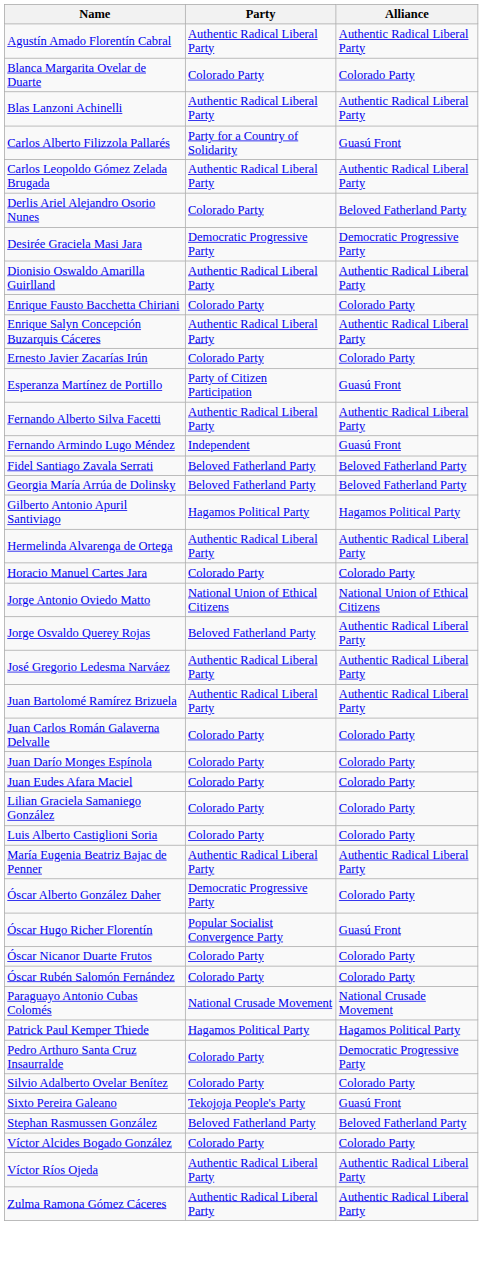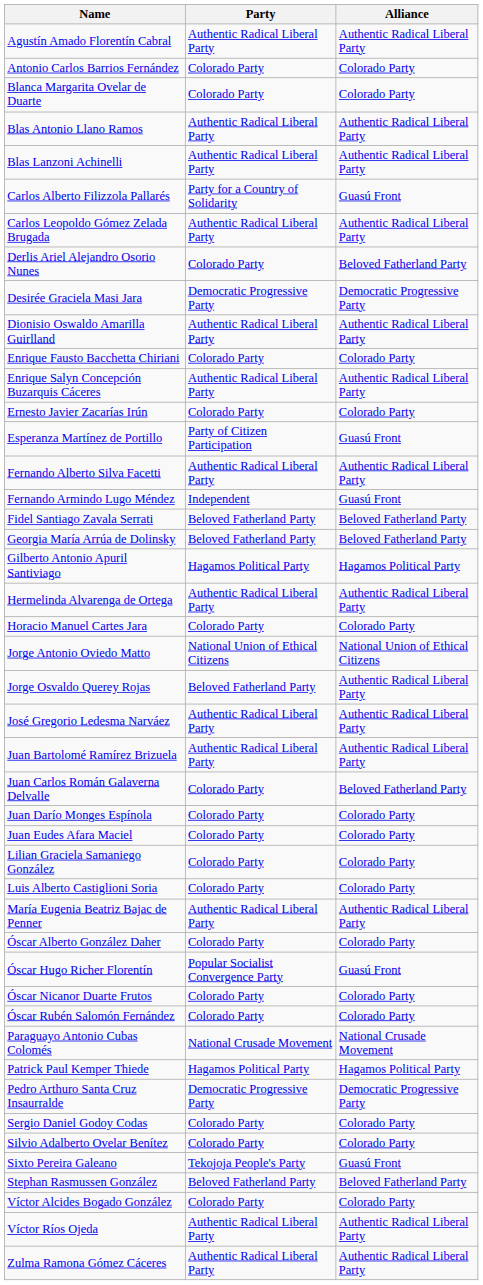+ row: (93, 68)
+ row: (75, 128)
(377, 735) Colorado Party -> (403, 788) Beloved Fatherland Party
(248, 895) Democratic Progressive Party -> (226, 942) Colorado Party
(226, 1056) Colorado Party -> (248, 1096) Democratic Progressive Party
+ row: (77, 1123)
